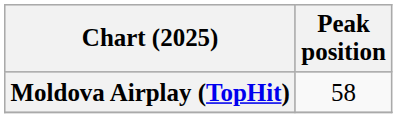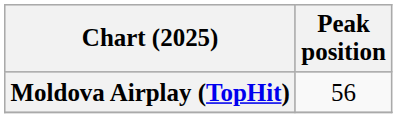(344, 91) 58 -> (344, 91) 56
